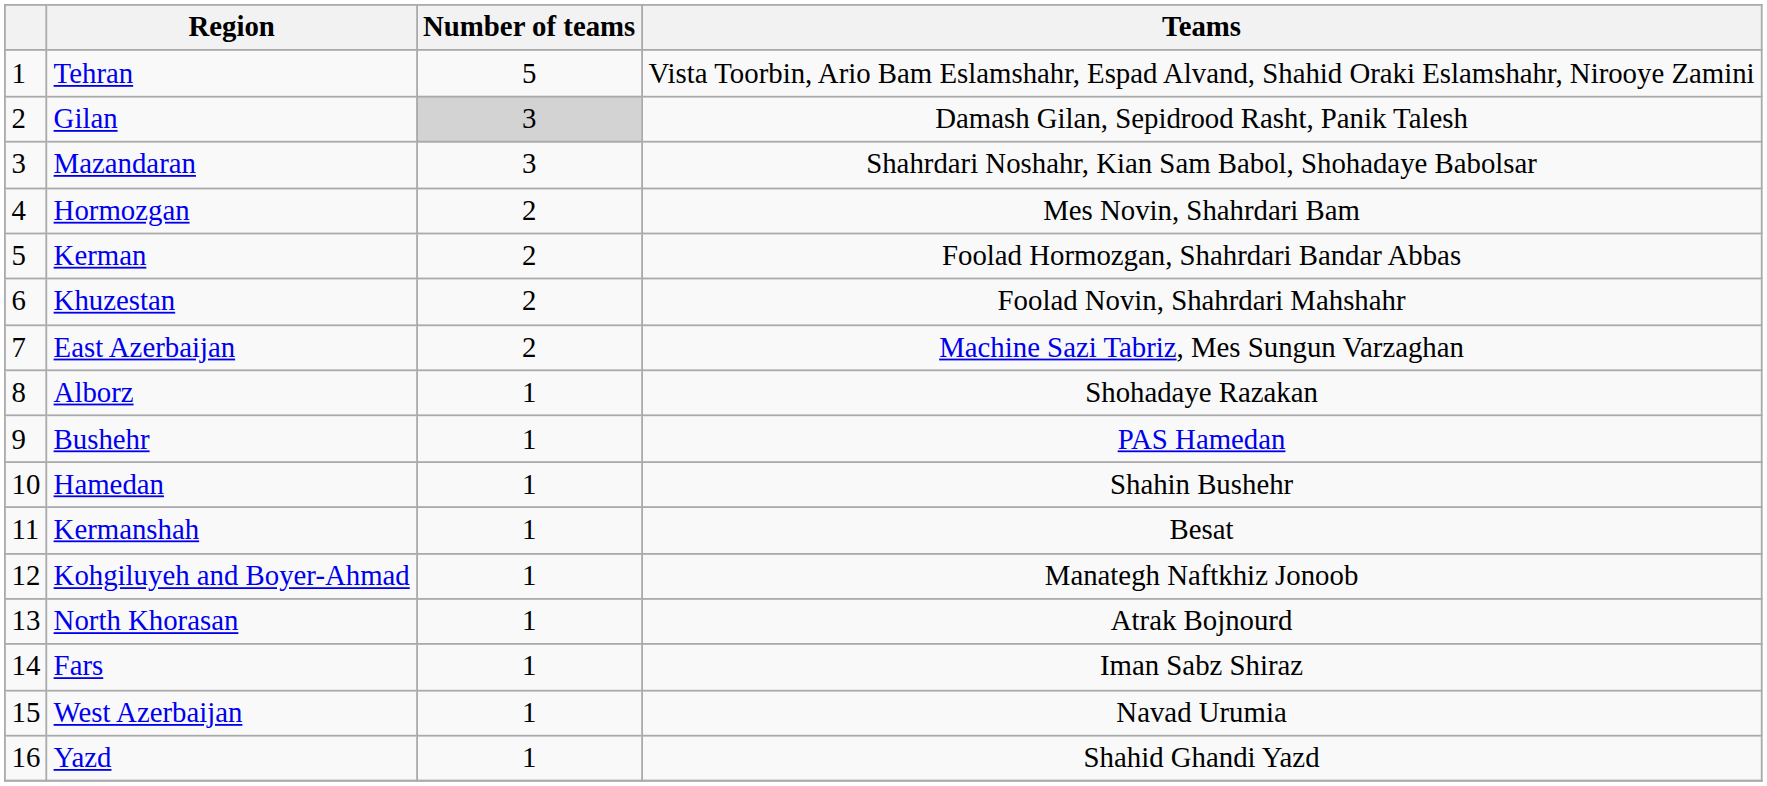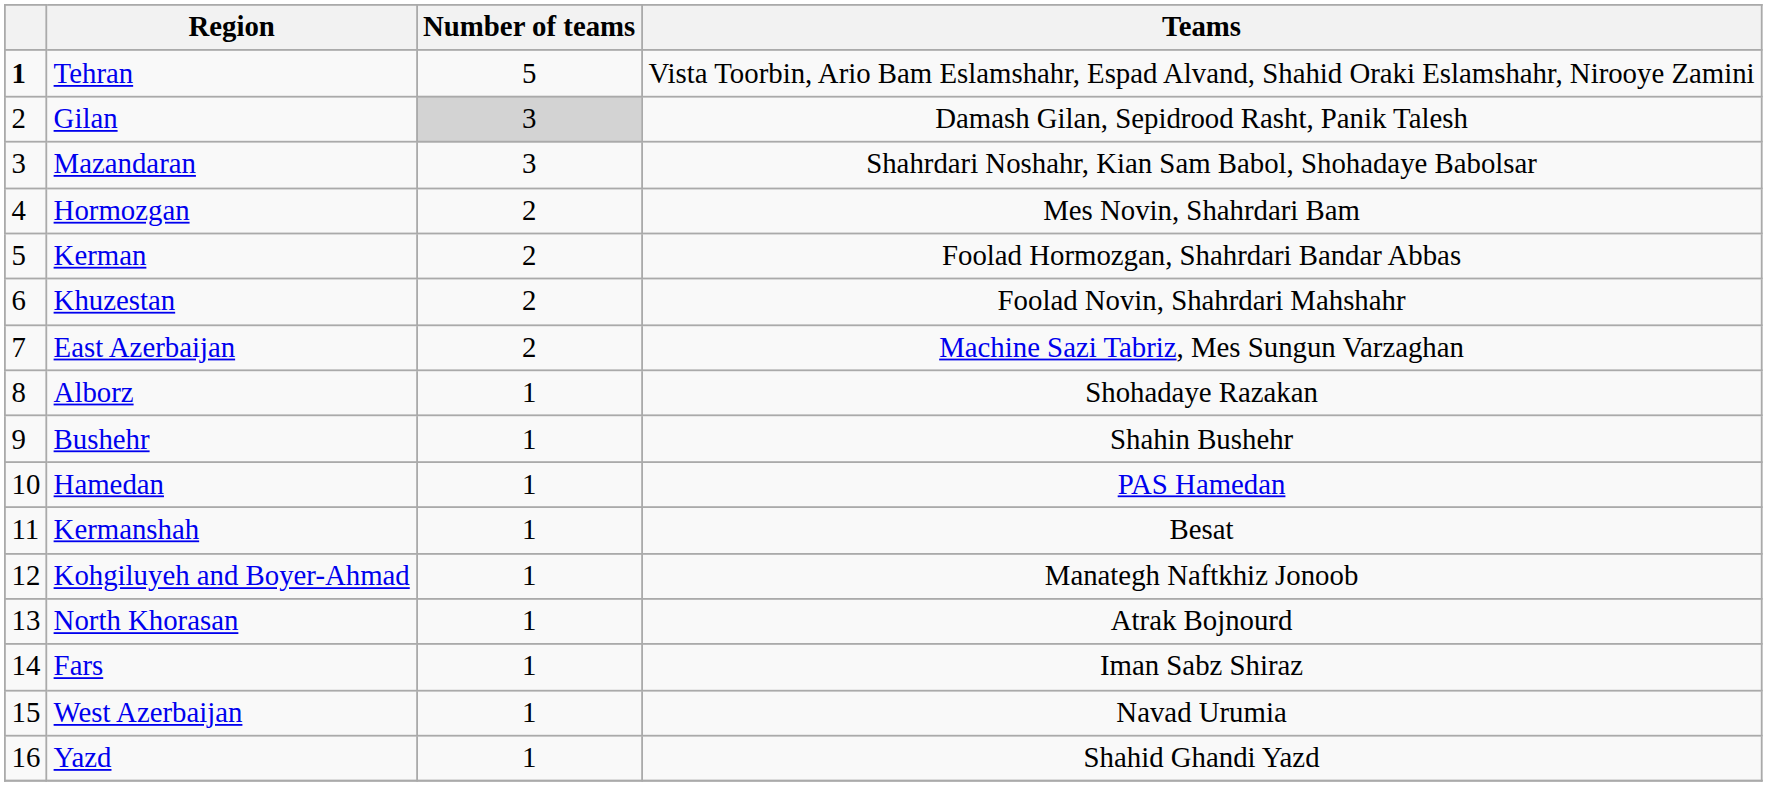(19, 73) normal -> (19, 73) bold
(1202, 438) PAS Hamedan -> (1202, 438) Shahin Bushehr
(1202, 484) Shahin Bushehr -> (1202, 484) PAS Hamedan
